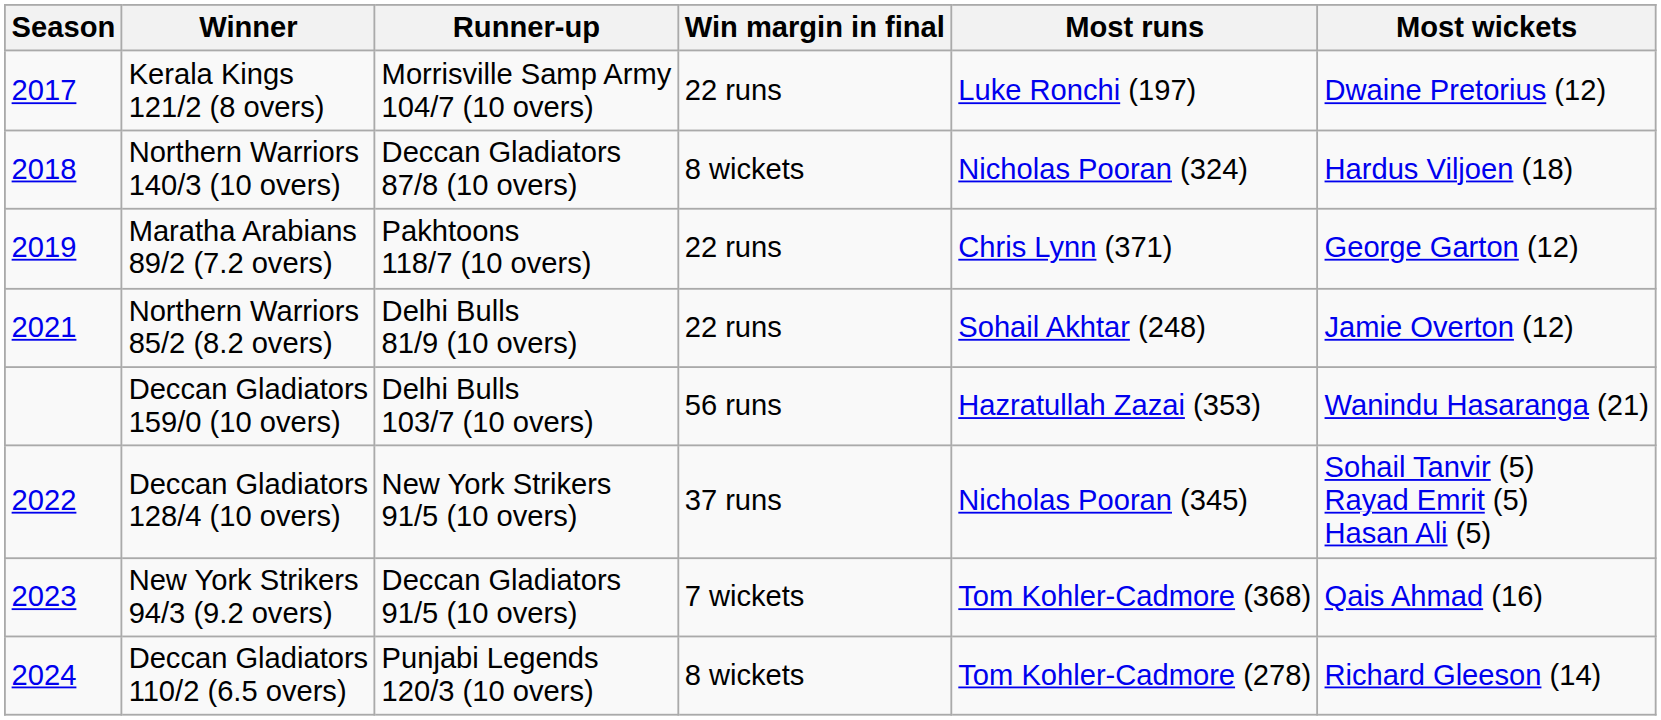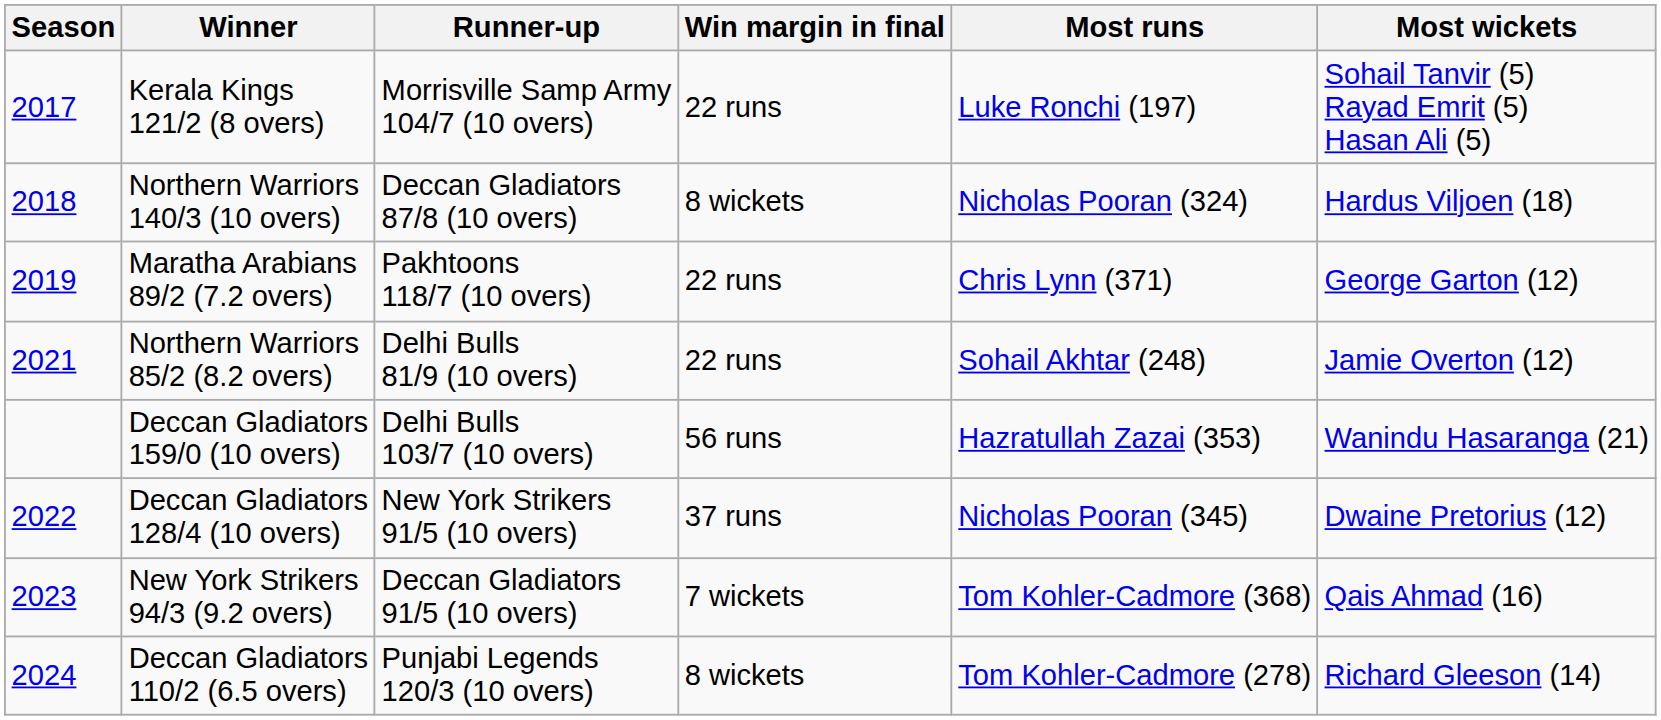(1465, 90) Dwaine Pretorius (12) -> (1429, 106) Sohail Tanvir (5) Rayad Emrit (5) Hasan Ali (5)
(1429, 501) Sohail Tanvir (5) Rayad Emrit (5) Hasan Ali (5) -> (1465, 517) Dwaine Pretorius (12)
